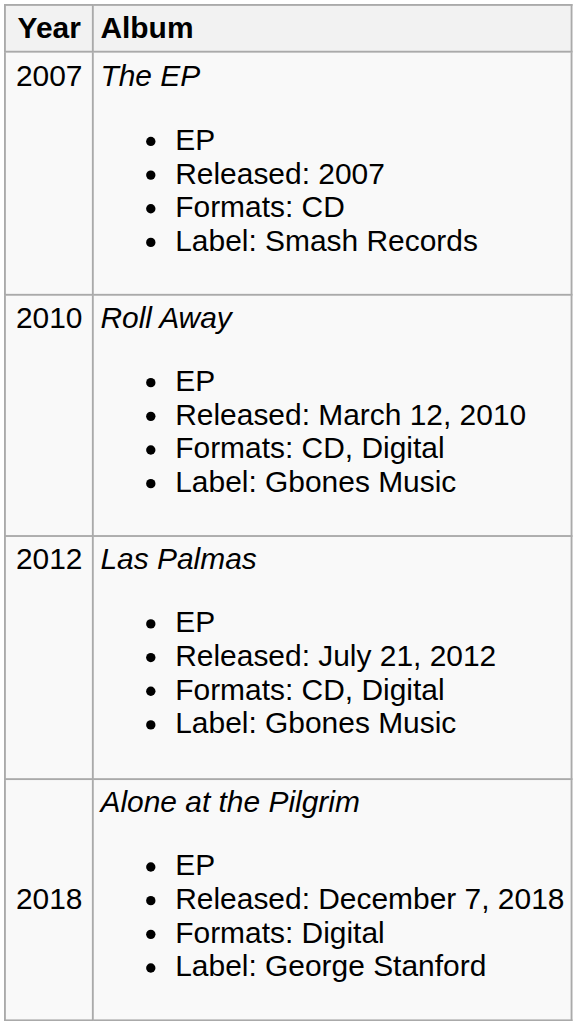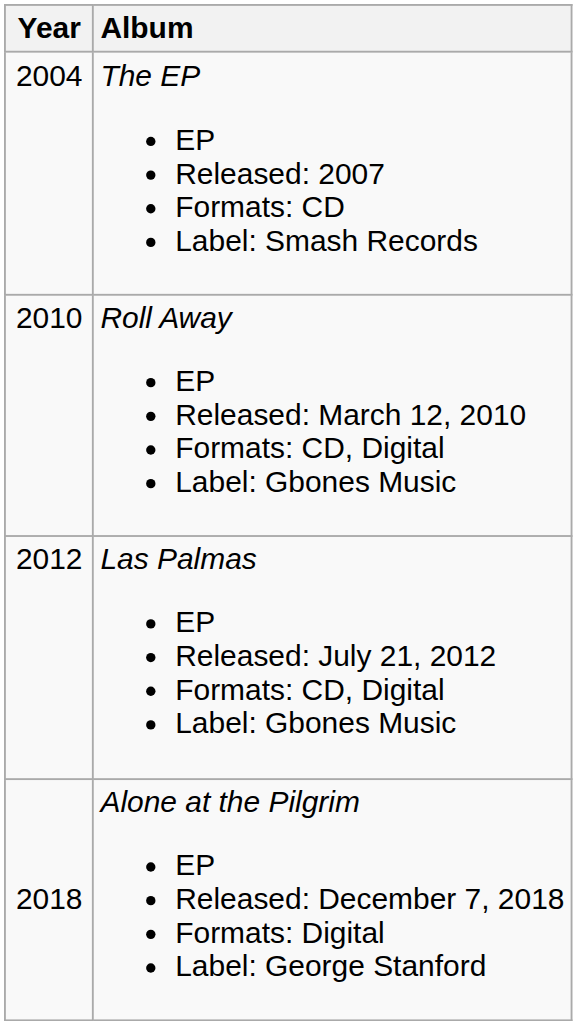(49, 75) 2007 -> (49, 75) 2004
